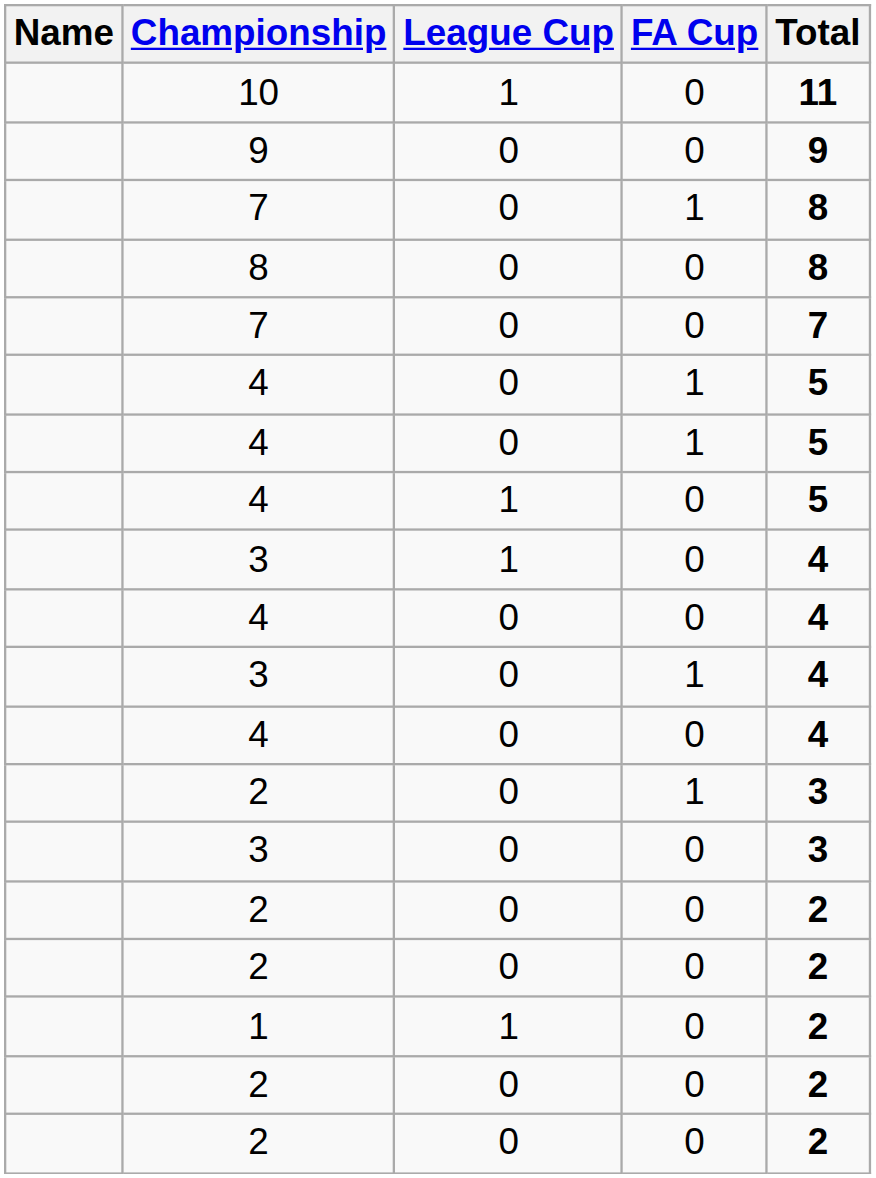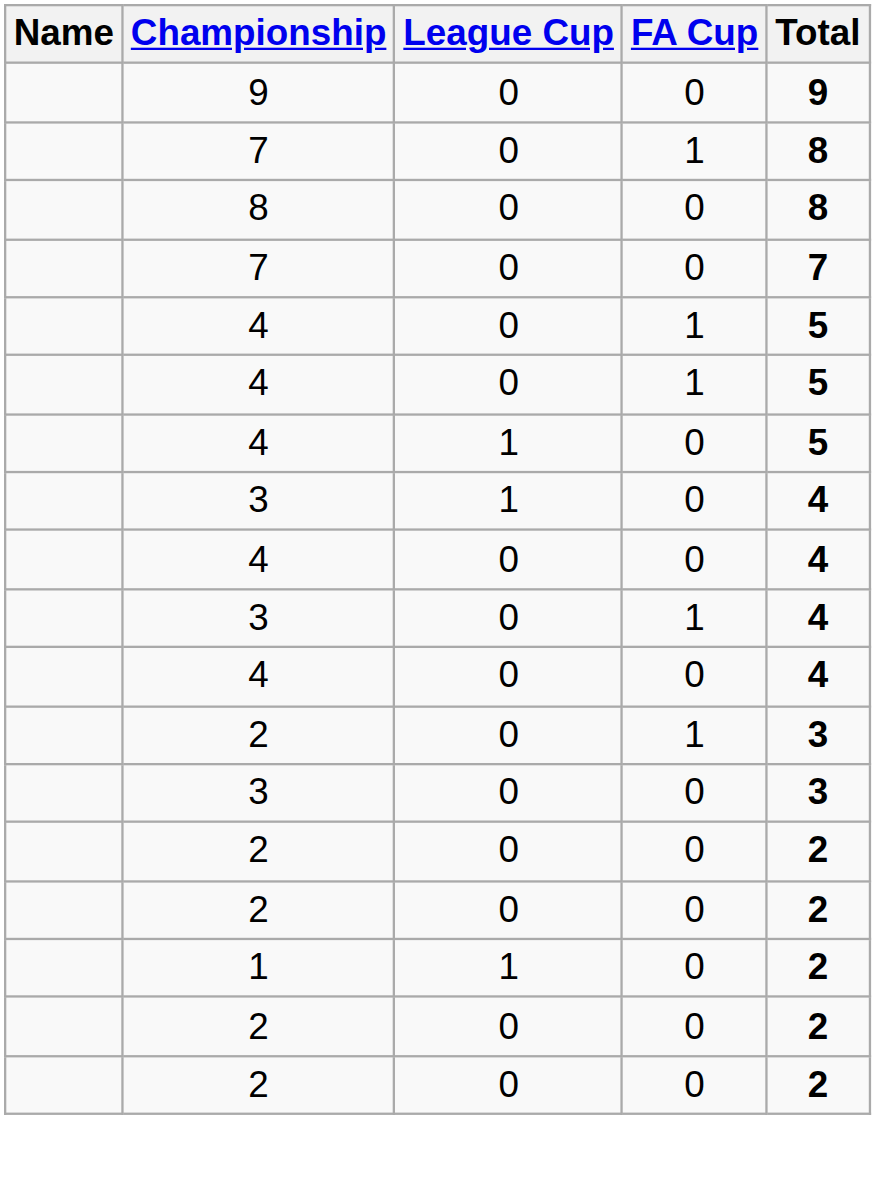- row: (259, 92)
